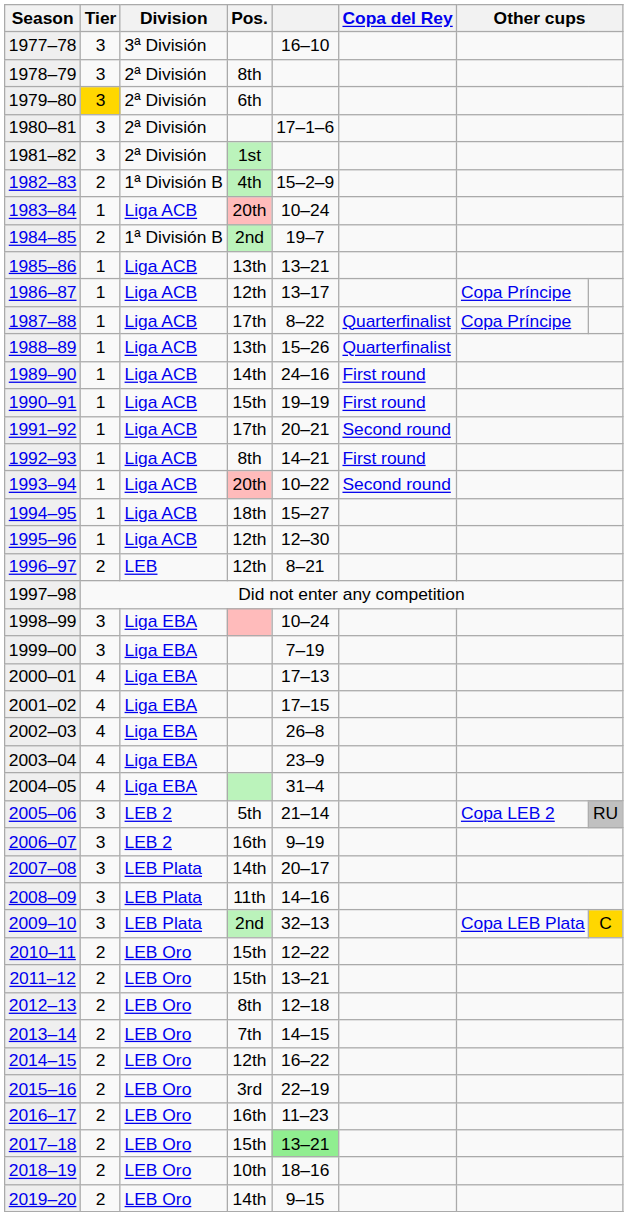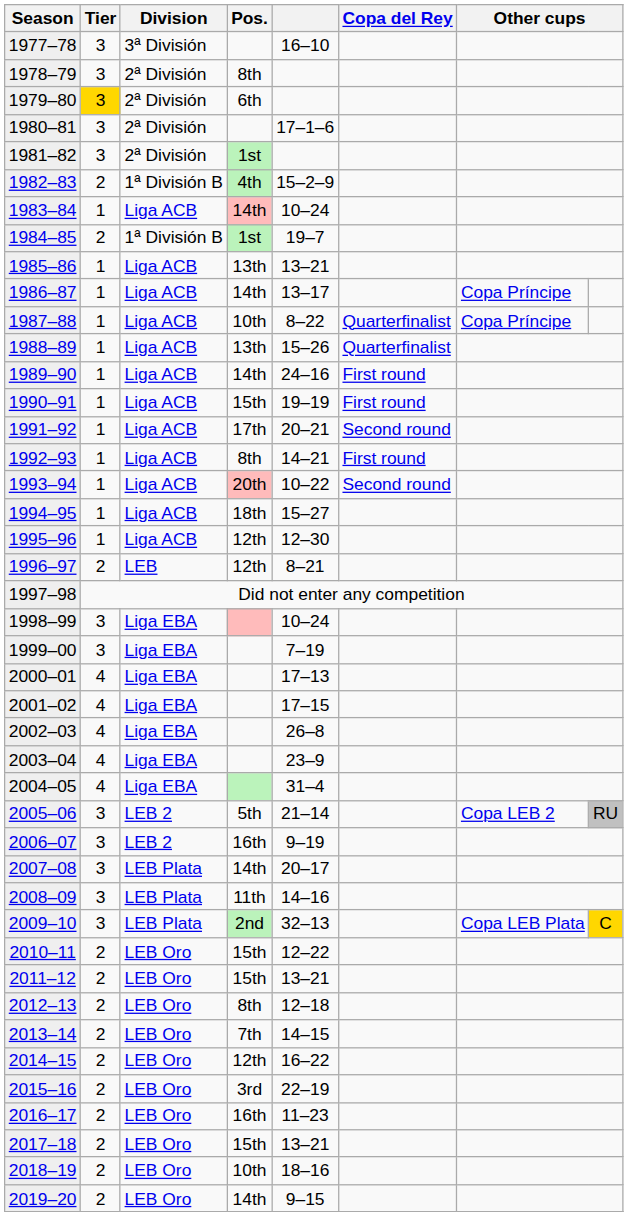(250, 210) 20th -> (250, 210) 14th
(250, 237) 2nd -> (250, 237) 1st
(250, 292) 12th -> (250, 292) 14th
(250, 320) 17th -> (250, 320) 10th
(305, 1143) lightgreen background -> (305, 1143) no background
